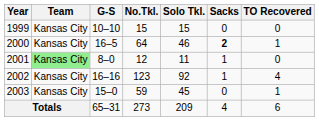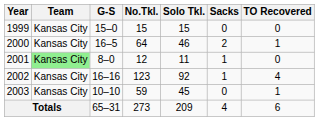(106, 28) 10–10 -> (106, 28) 15–0
(224, 44) bold -> (224, 44) normal
(106, 92) 15–0 -> (106, 92) 10–10
